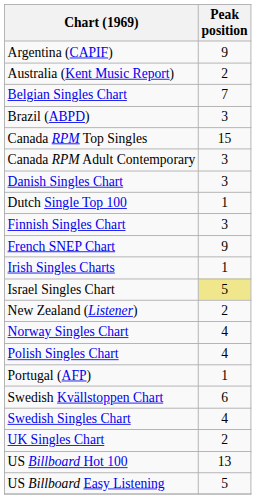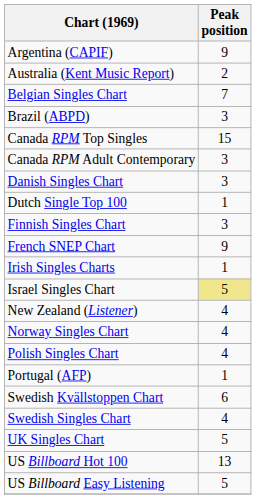(225, 310) 2 -> (225, 310) 4
(225, 440) 2 -> (225, 440) 5
